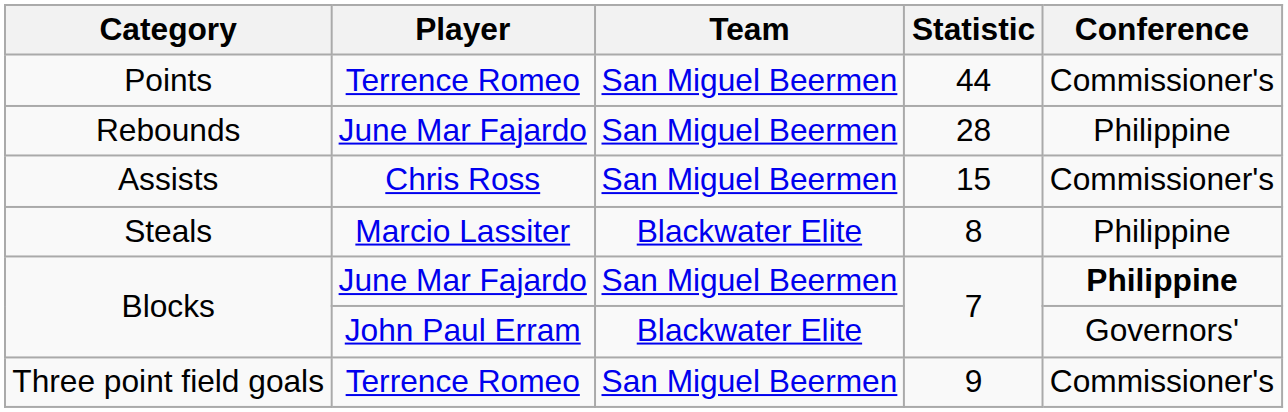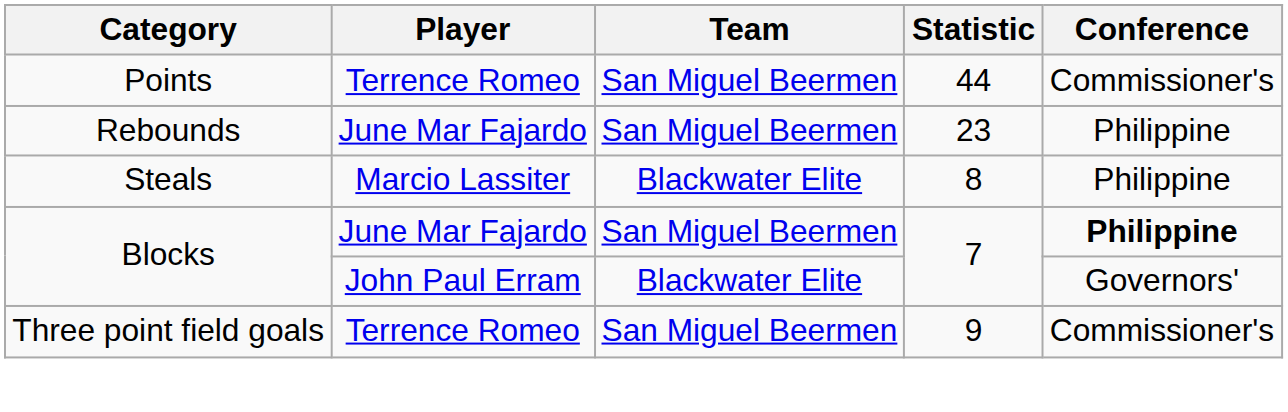(974, 130) 28 -> (974, 130) 23
- row: (168, 180)
